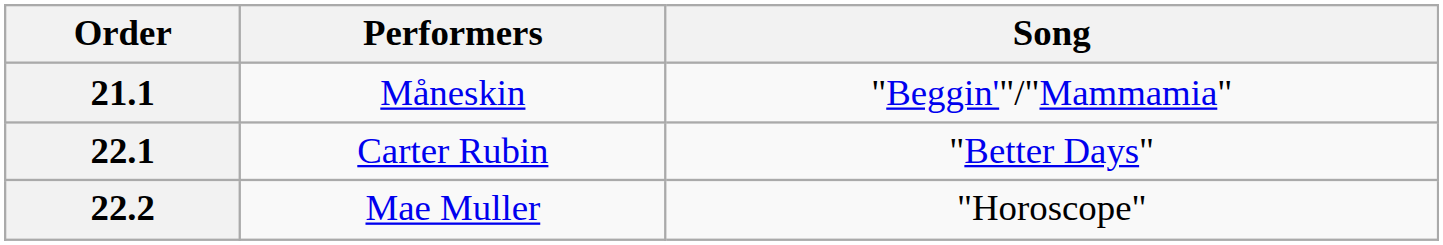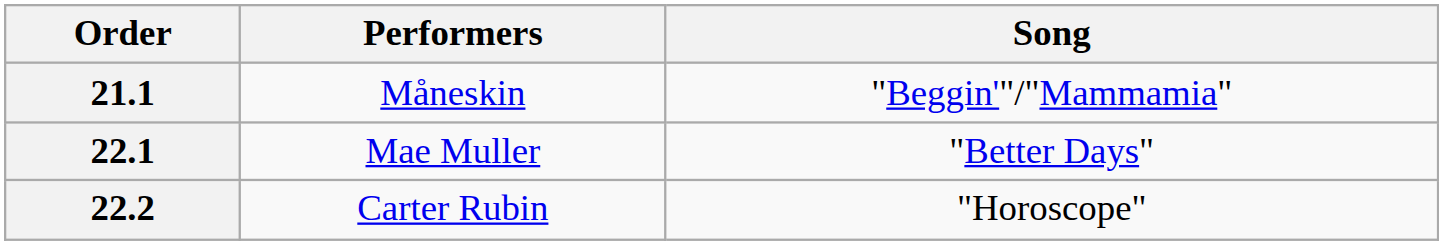(453, 150) Carter Rubin -> (453, 150) Mae Muller
(453, 208) Mae Muller -> (453, 208) Carter Rubin
